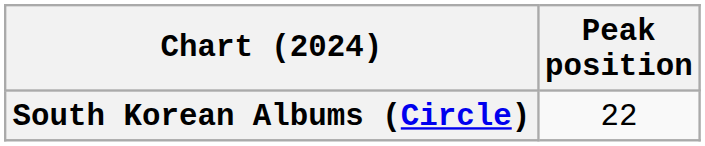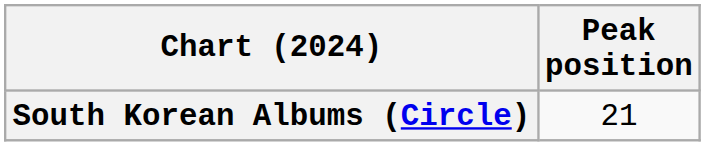(619, 116) 22 -> (619, 116) 21
